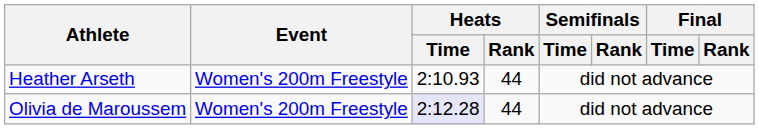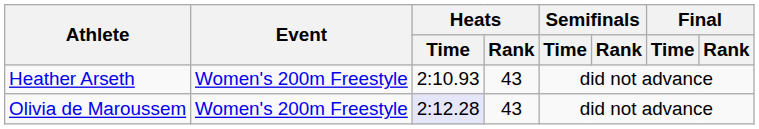(511, 80) 44 -> (511, 80) 43
(511, 109) 44 -> (511, 109) 43
